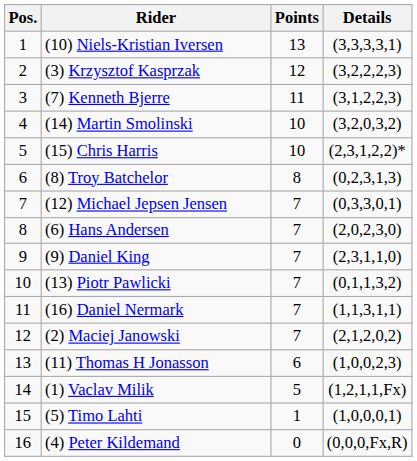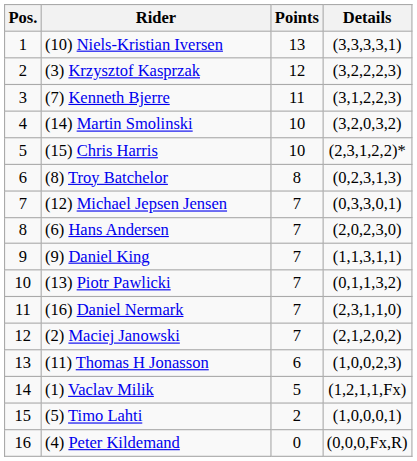(367, 256) (2,3,1,1,0) -> (367, 256) (1,1,3,1,1)
(367, 309) (1,1,3,1,1) -> (367, 309) (2,3,1,1,0)
(297, 416) 1 -> (297, 416) 2
